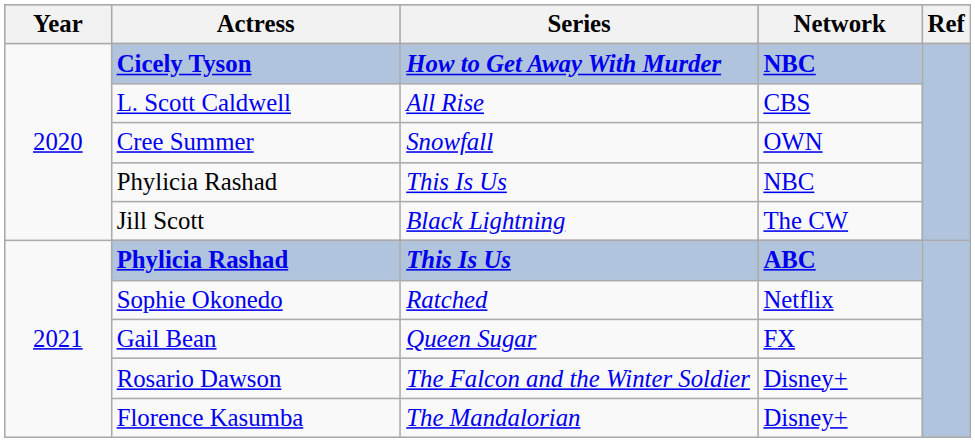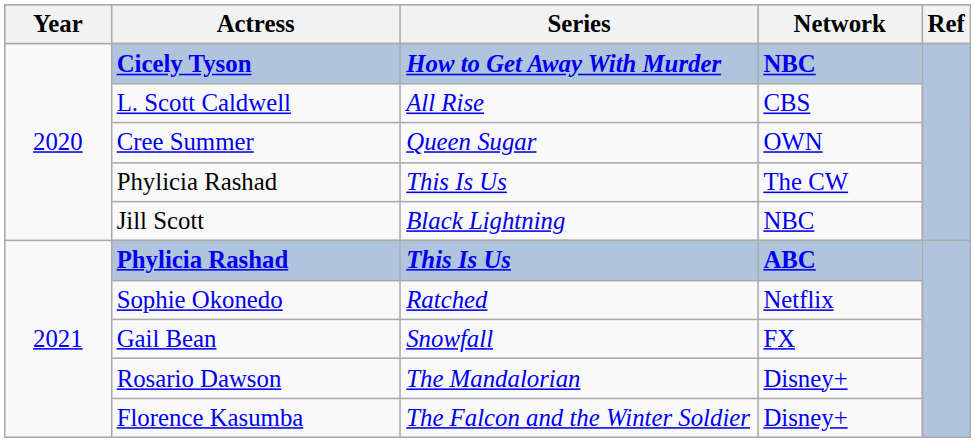(450, 142) Snowfall -> (471, 142) Queen Sugar
(789, 181) NBC -> (806, 181) The CW
(806, 220) The CW -> (789, 220) NBC
(471, 338) Queen Sugar -> (450, 338) Snowfall
(578, 378) The Falcon and the Winter Soldier -> (493, 378) The Mandalorian
(493, 417) The Mandalorian -> (578, 417) The Falcon and the Winter Soldier
